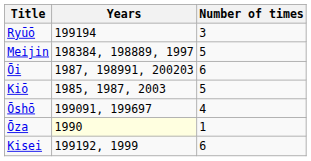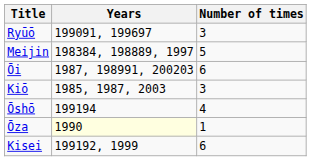(75, 33) 199194 -> (103, 33) 199091, 199697
(203, 89) 5 -> (203, 89) 3
(103, 108) 199091, 199697 -> (75, 108) 199194
